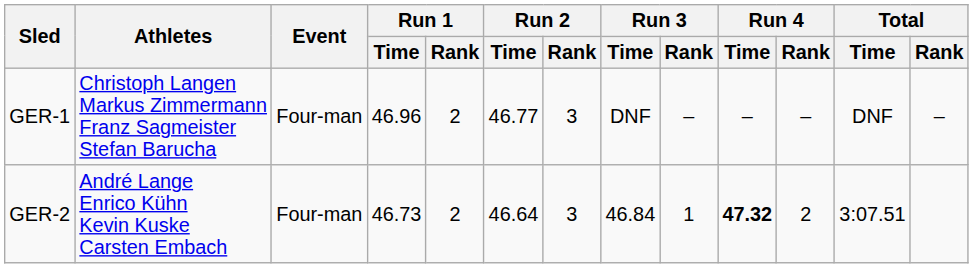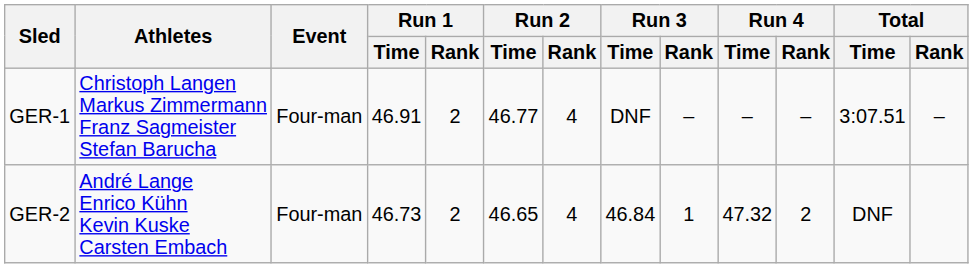(397, 117) 46.96 -> (397, 117) 46.91
(572, 117) 3 -> (572, 117) 4
(872, 117) DNF -> (872, 117) 3:07.51
(513, 214) 46.64 -> (513, 214) 46.65
(572, 214) 3 -> (572, 214) 4
(747, 214) bold -> (747, 214) normal
(872, 214) 3:07.51 -> (872, 214) DNF
